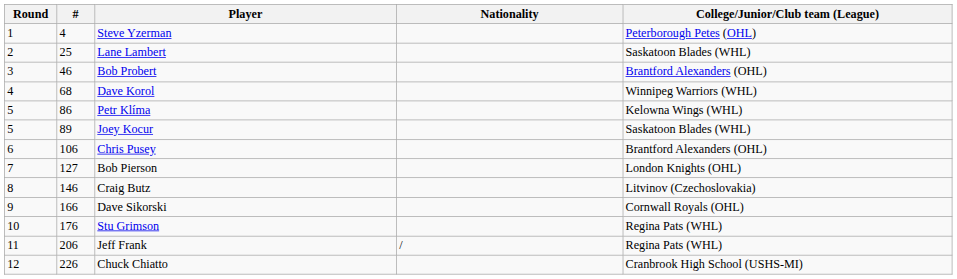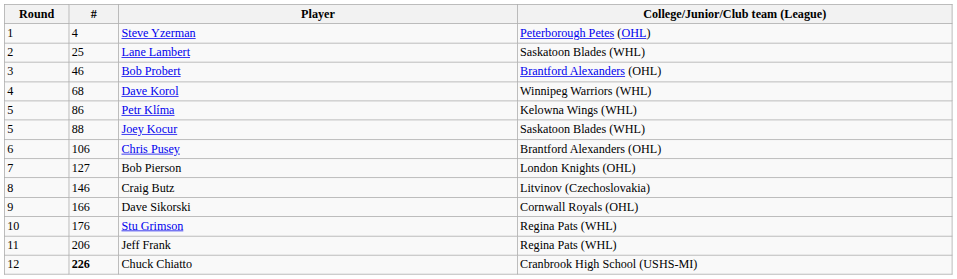- column: (510, 14)
(66, 129) 89 -> (78, 129) 88
(69, 264) normal -> (81, 264) bold
